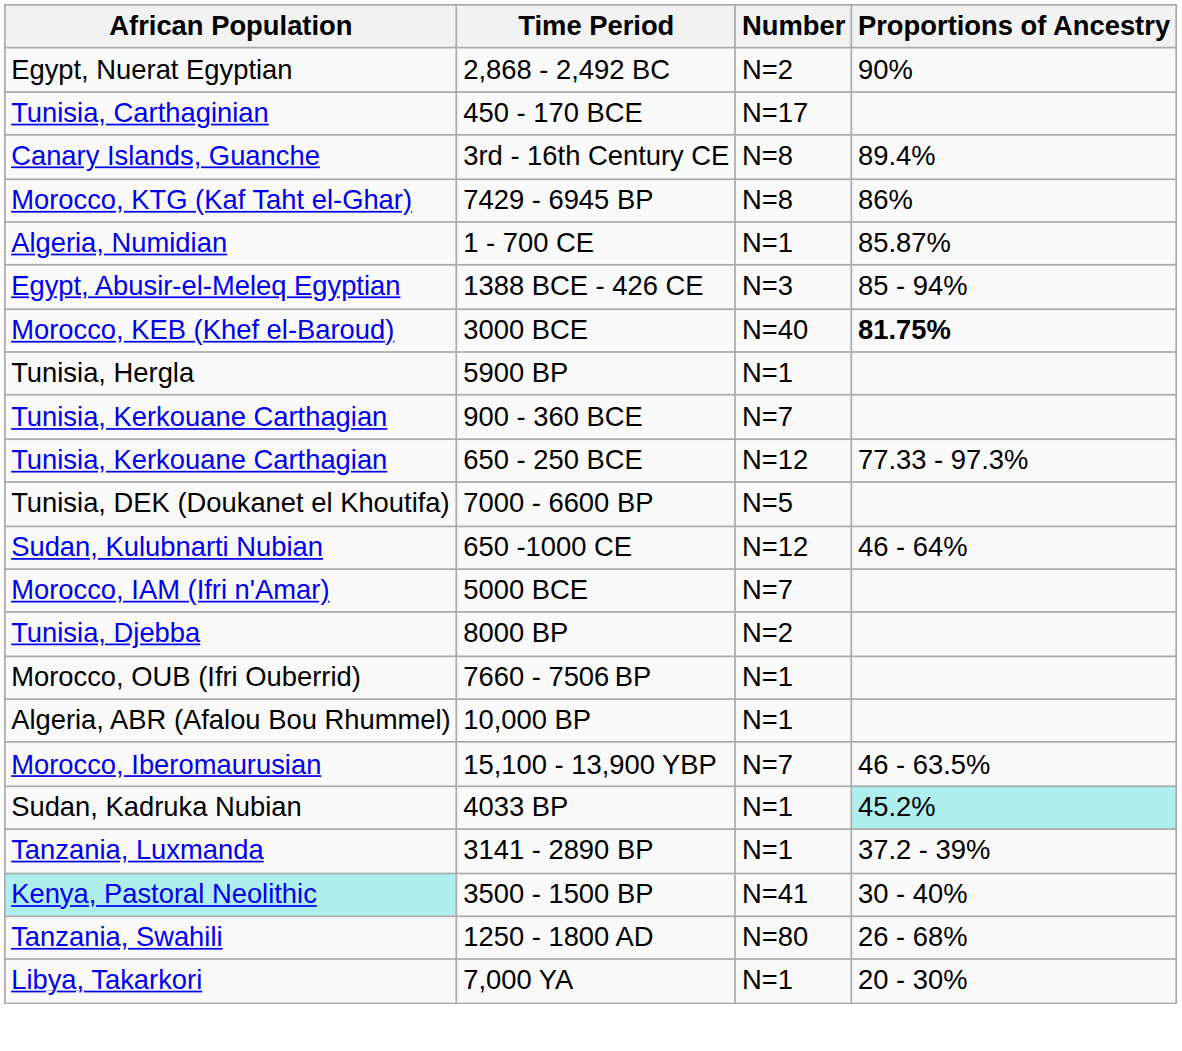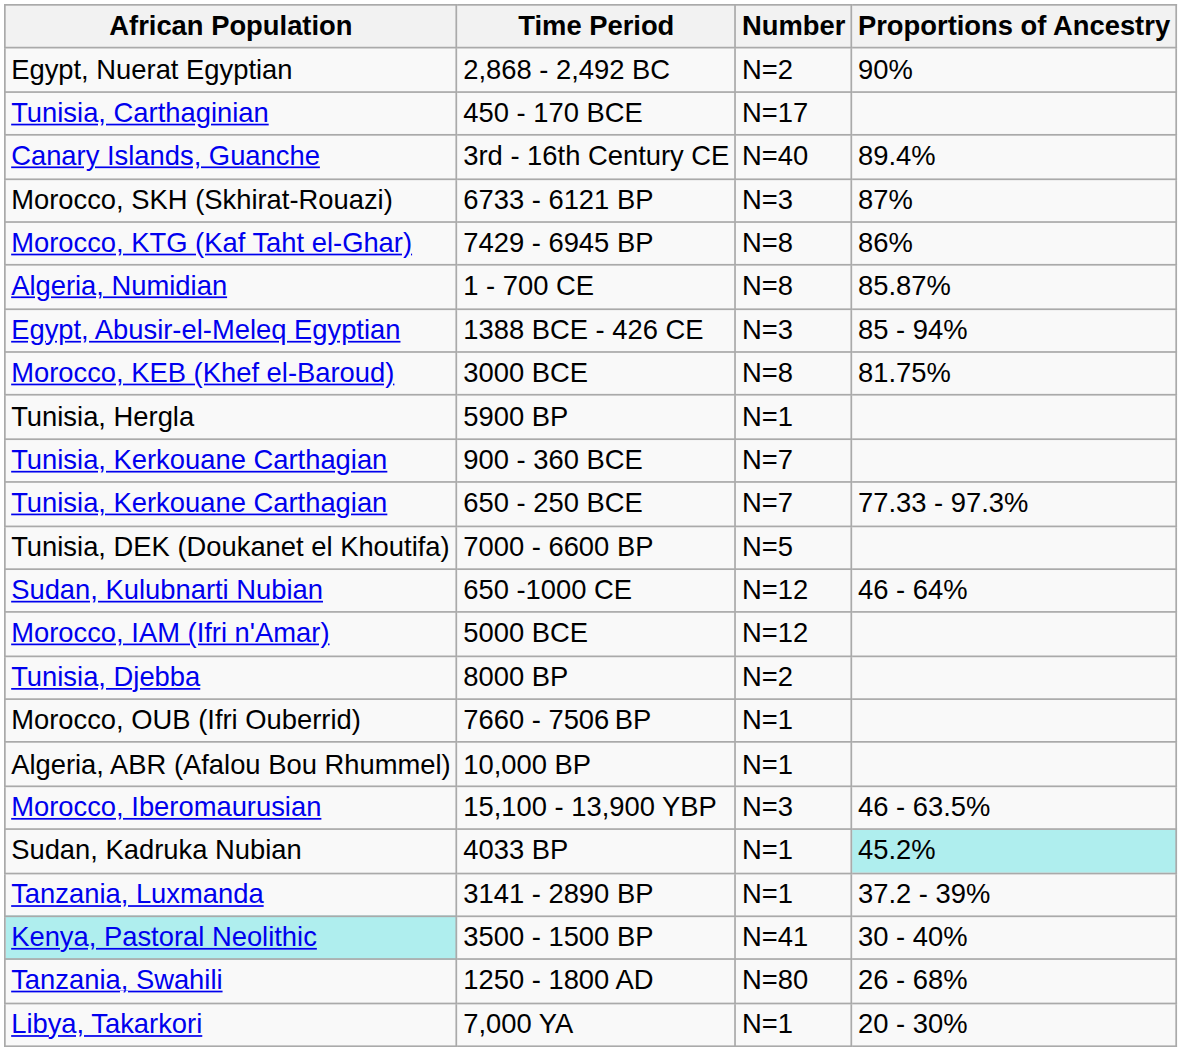(767, 156) N=8 -> (775, 156) N=40
+ row: (558, 199)
(767, 243) N=1 -> (767, 286) N=8
(775, 329) N=40 -> (767, 373) N=8
(904, 329) bold -> (904, 373) normal
(775, 460) N=12 -> (767, 503) N=7
(767, 590) N=7 -> (775, 633) N=12
(767, 763) N=7 -> (767, 807) N=3
